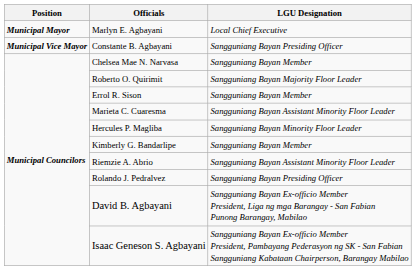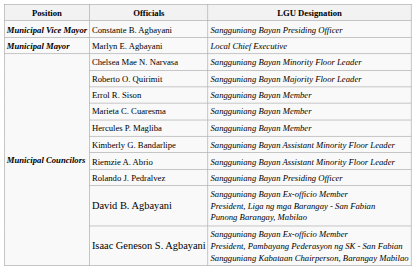rows swapped: (127, 29) <-> (132, 46)
(261, 62) Sangguniang Bayan Member -> (286, 62) Sangguniang Bayan Minority Floor Leader
(303, 111) Sangguniang Bayan Assistant Minority Floor Leader -> (261, 111) Sangguniang Bayan Member
(286, 128) Sangguniang Bayan Minority Floor Leader -> (261, 128) Sangguniang Bayan Member
(261, 144) Sangguniang Bayan Member -> (303, 144) Sangguniang Bayan Assistant Minority Floor Leader
